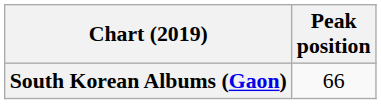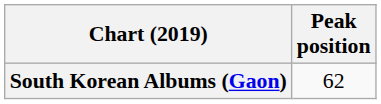(334, 80) 66 -> (334, 80) 62
